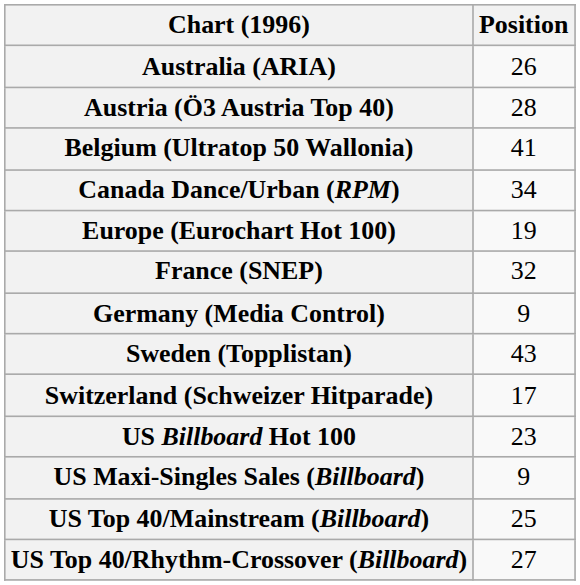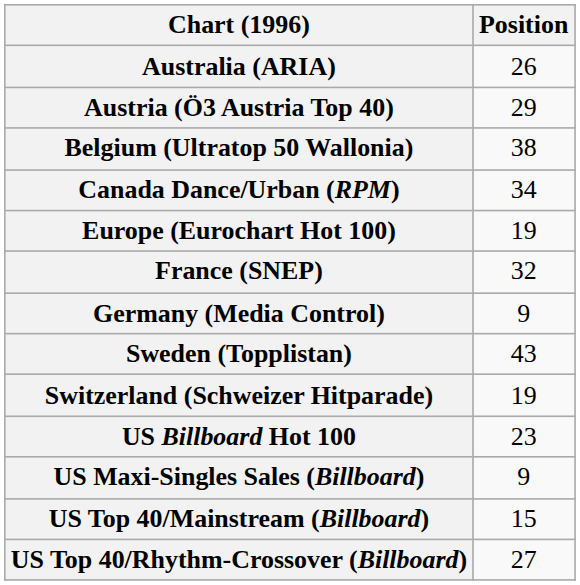(524, 107) 28 -> (524, 107) 29
(524, 148) 41 -> (524, 148) 38
(524, 395) 17 -> (524, 395) 19
(524, 518) 25 -> (524, 518) 15
